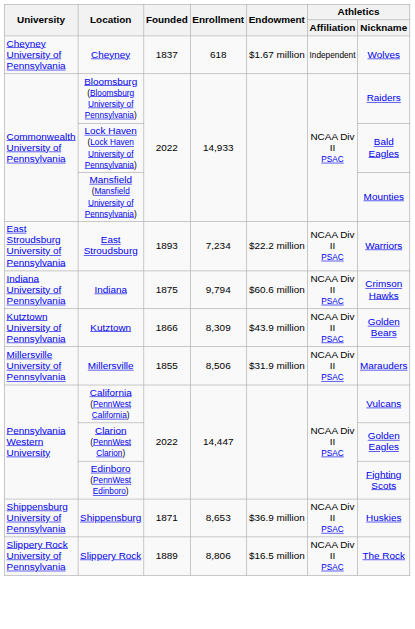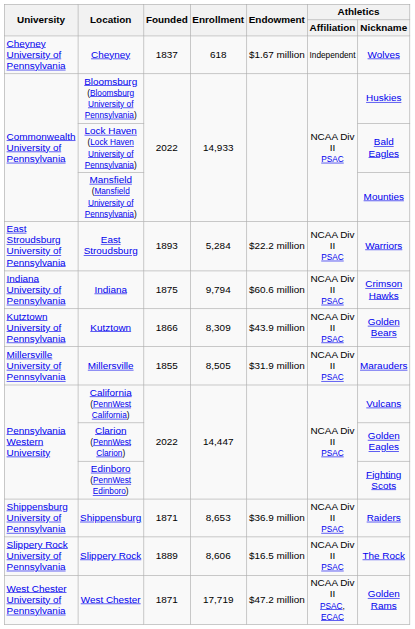(384, 98) Raiders -> (384, 98) Huskies
(218, 246) 7,234 -> (218, 246) 5,284
(218, 365) 8,506 -> (218, 365) 8,505
(384, 518) Huskies -> (384, 518) Raiders
(218, 556) 8,806 -> (218, 556) 8,606
+ row: (111, 599)
